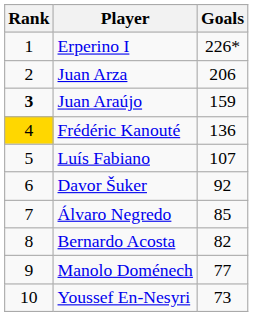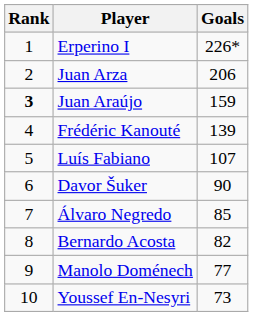(29, 130) gold background -> (29, 130) no background
(223, 130) 136 -> (223, 130) 139
(223, 185) 92 -> (223, 185) 90
